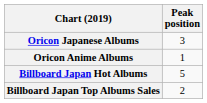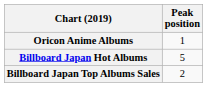- row: (83, 40)
